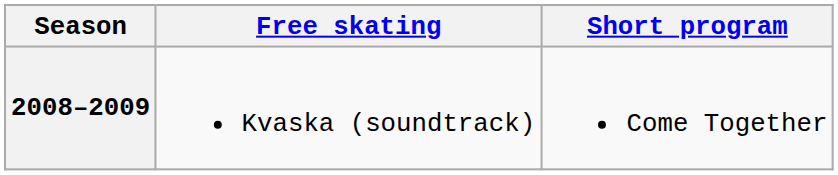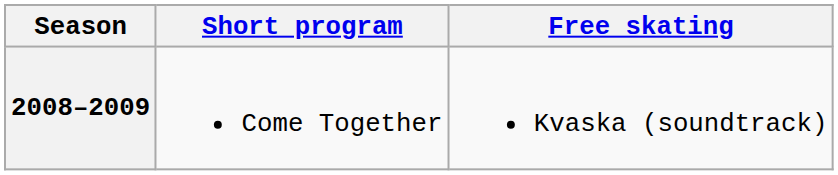columns swapped: (687, 26) <-> (349, 26)
